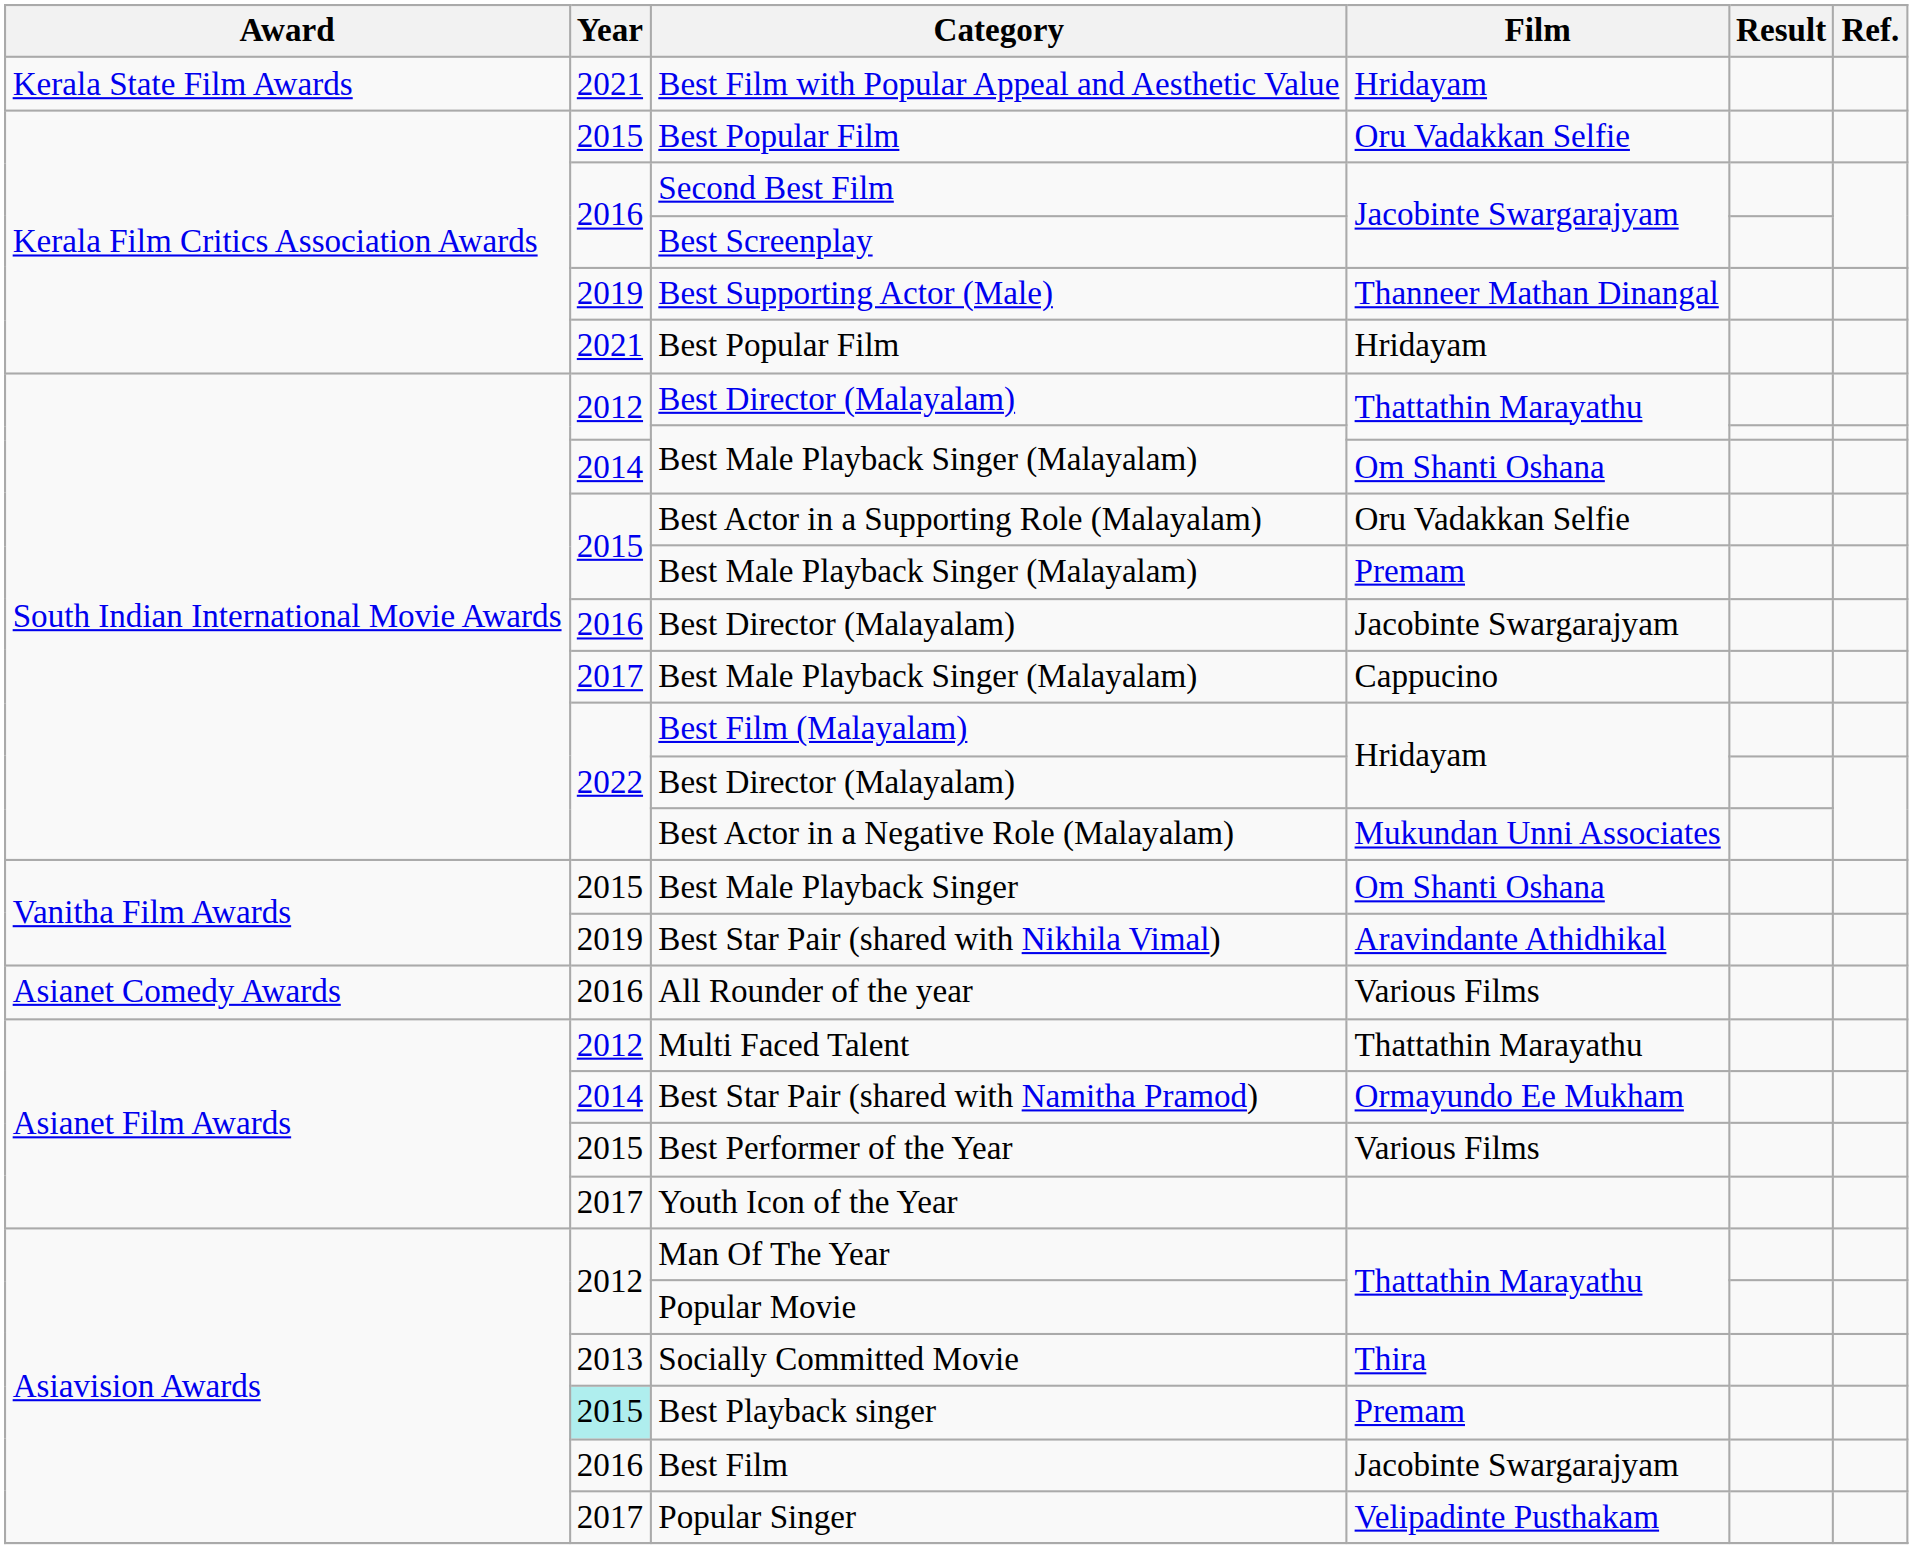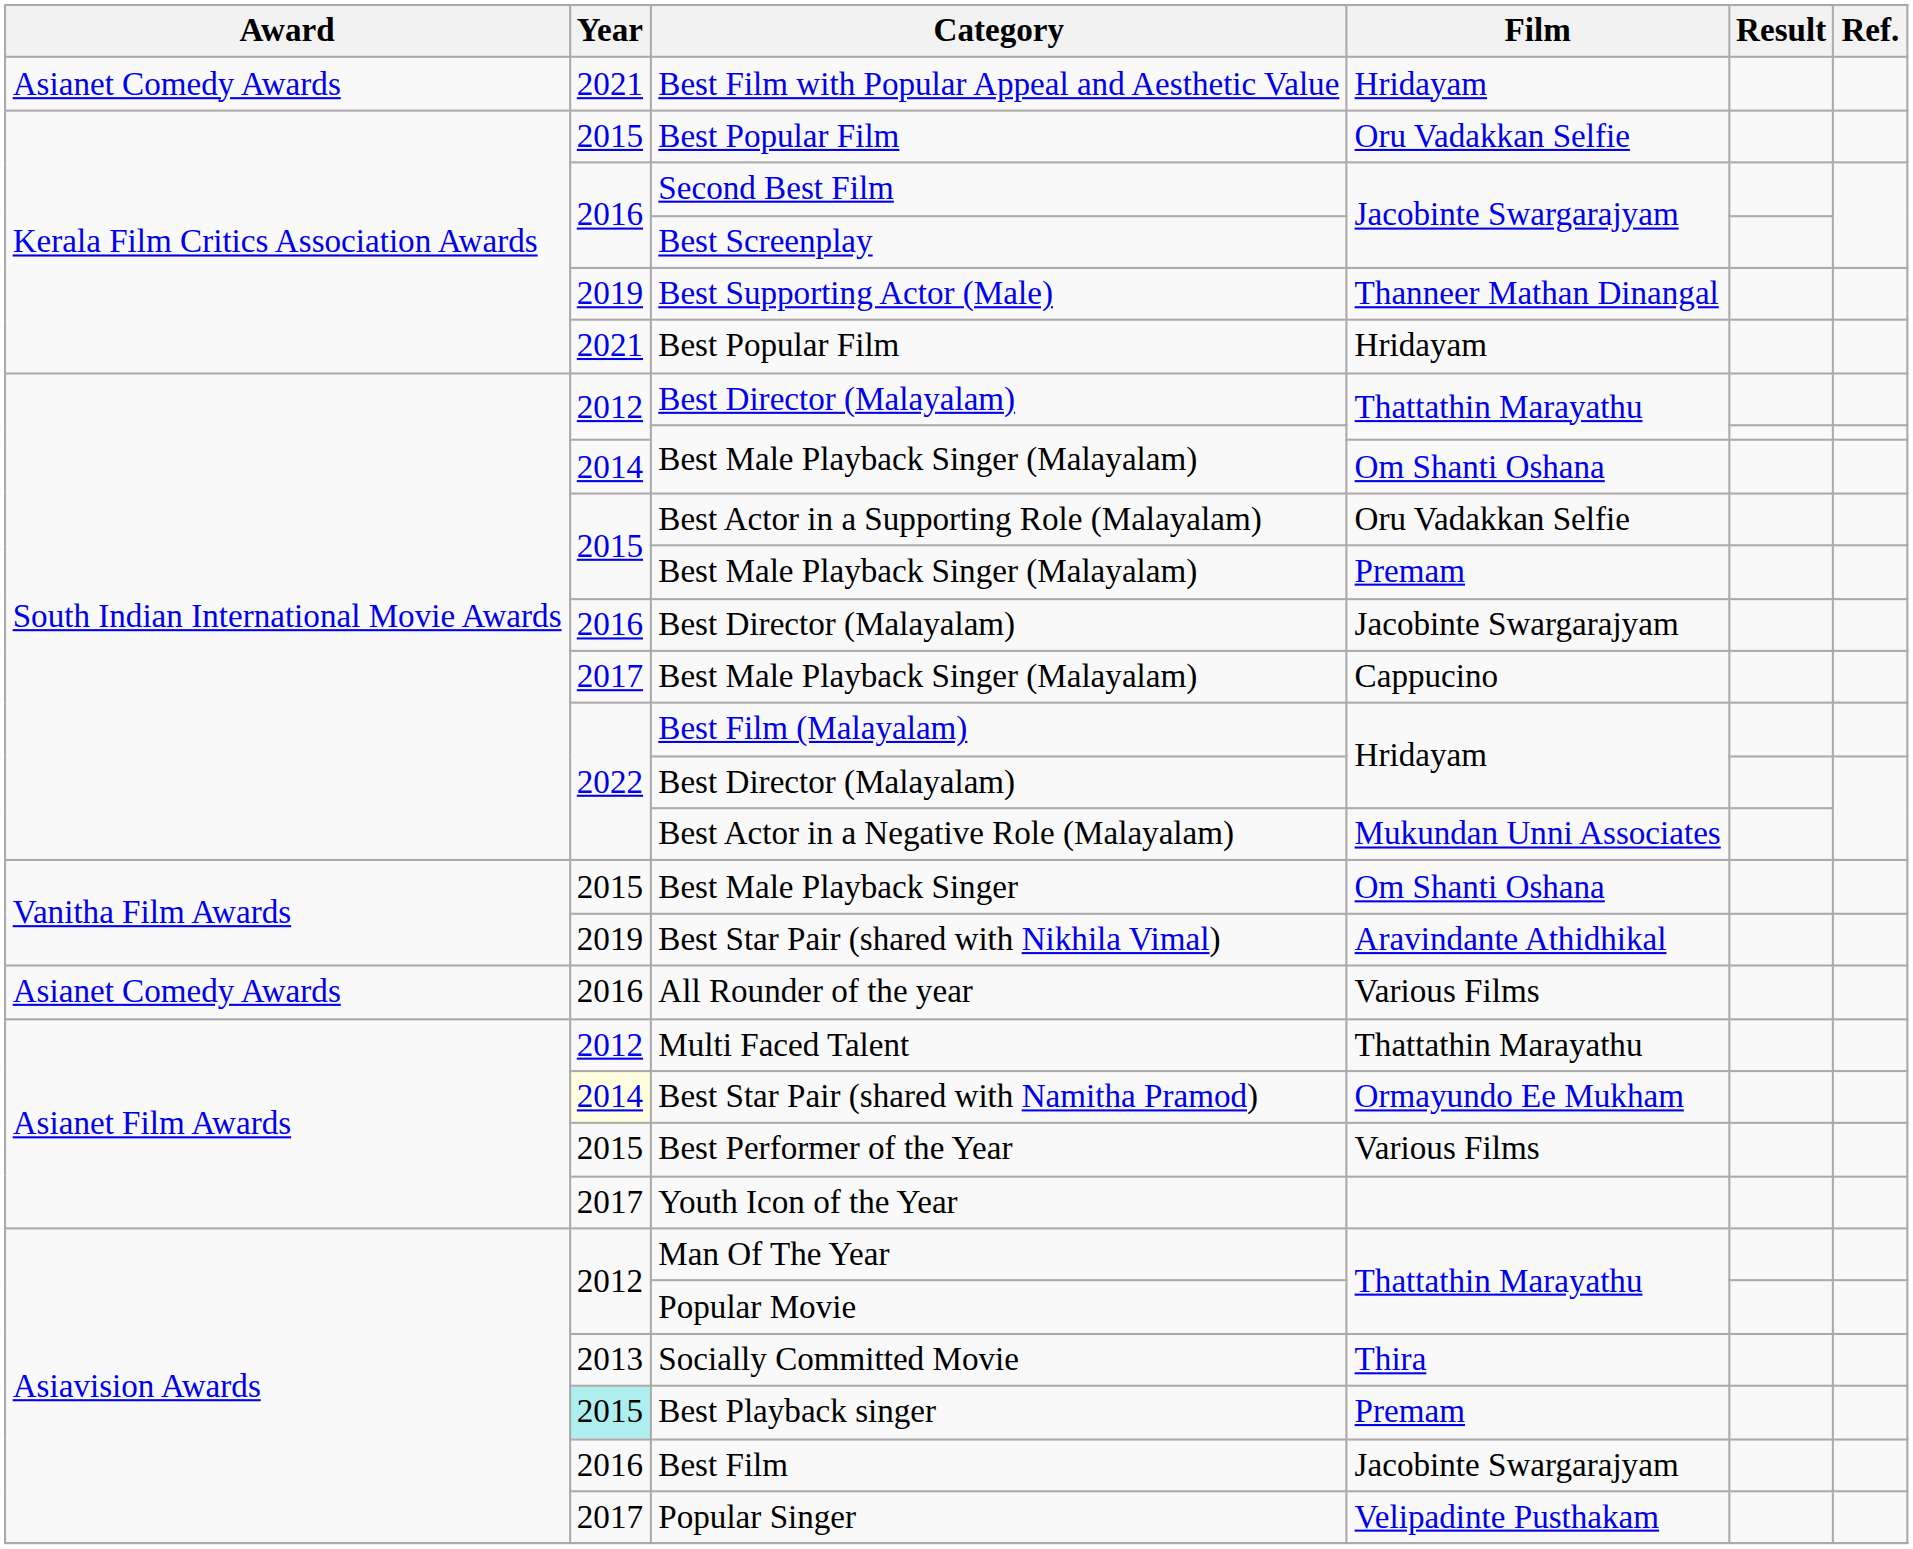(183, 83) Kerala State Film Awards -> (177, 83) Asianet Comedy Awards
(610, 1096) no background -> (610, 1096) lightyellow background
